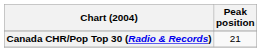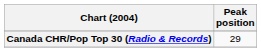(235, 39) 21 -> (235, 39) 29
